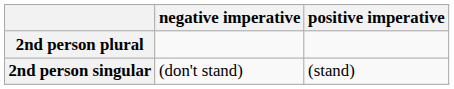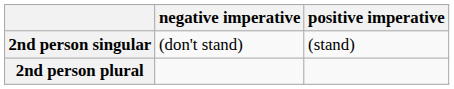rows swapped: (80, 71) <-> (80, 44)
